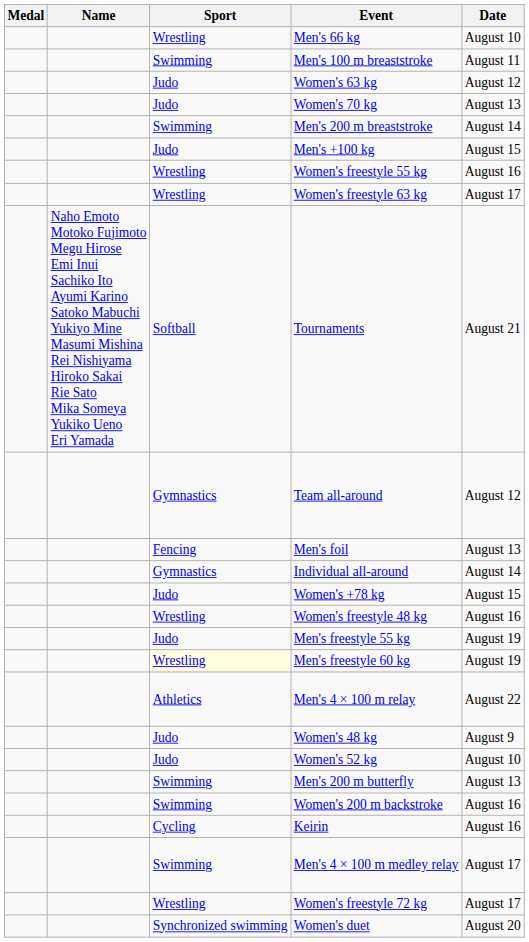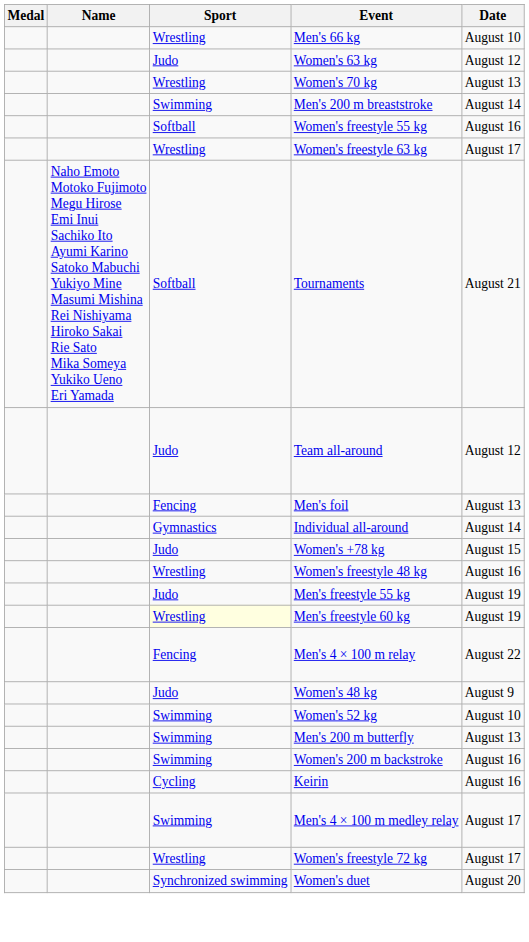- row: (363, 60)
(166, 105) Judo -> (179, 82) Wrestling
- row: (334, 149)
(179, 171) Wrestling -> (174, 127) Softball
(185, 495) Gymnastics -> (166, 450) Judo
(177, 699) Athletics -> (175, 654) Fencing
(166, 760) Judo -> (182, 715) Swimming
